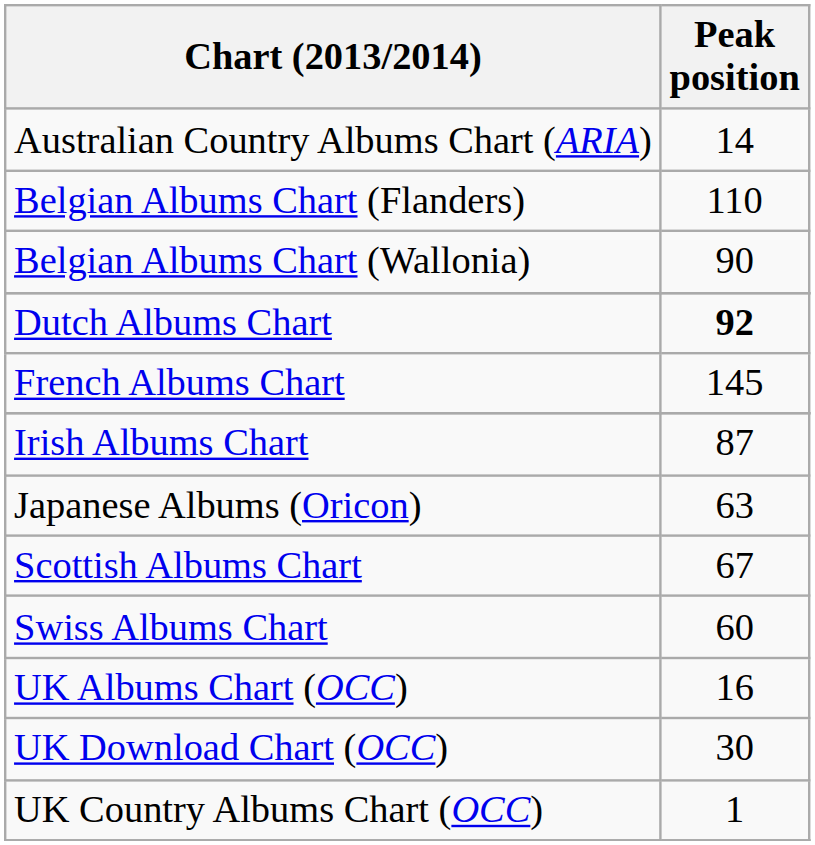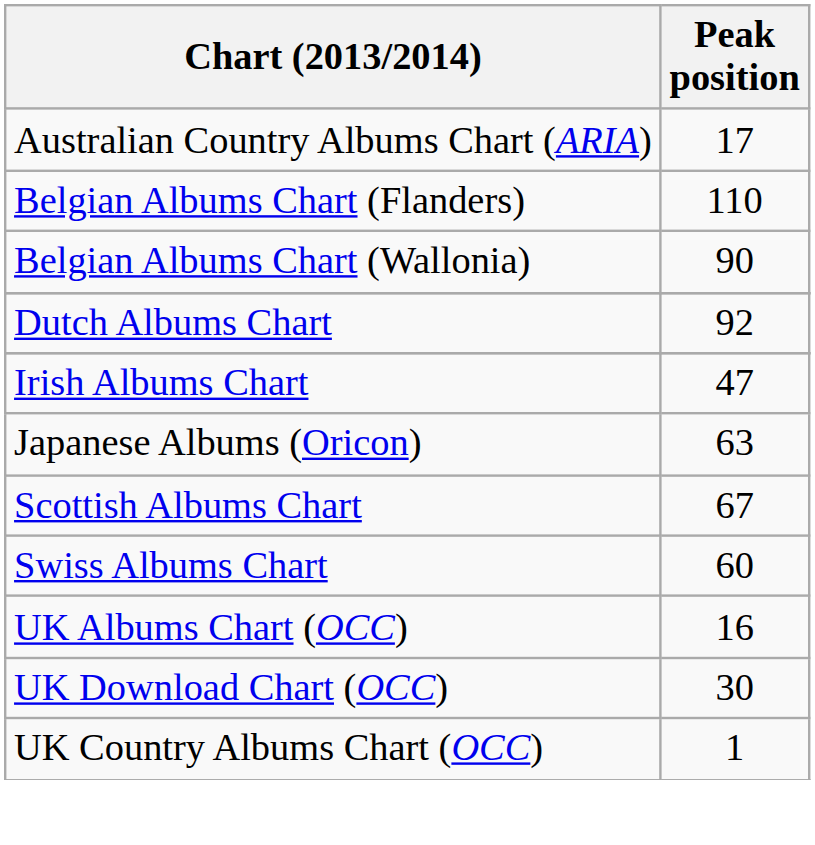(735, 139) 14 -> (735, 139) 17
(735, 321) bold -> (735, 321) normal
- row: (179, 382)
(735, 443) 87 -> (735, 382) 47
